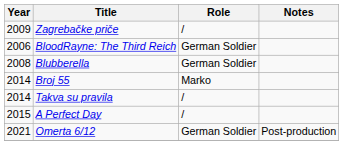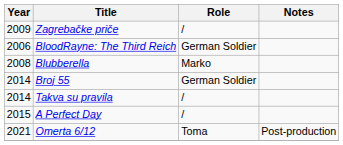(219, 64) German Soldier -> (196, 64) Marko
(196, 81) Marko -> (219, 81) German Soldier
(219, 132) German Soldier -> (194, 132) Toma
